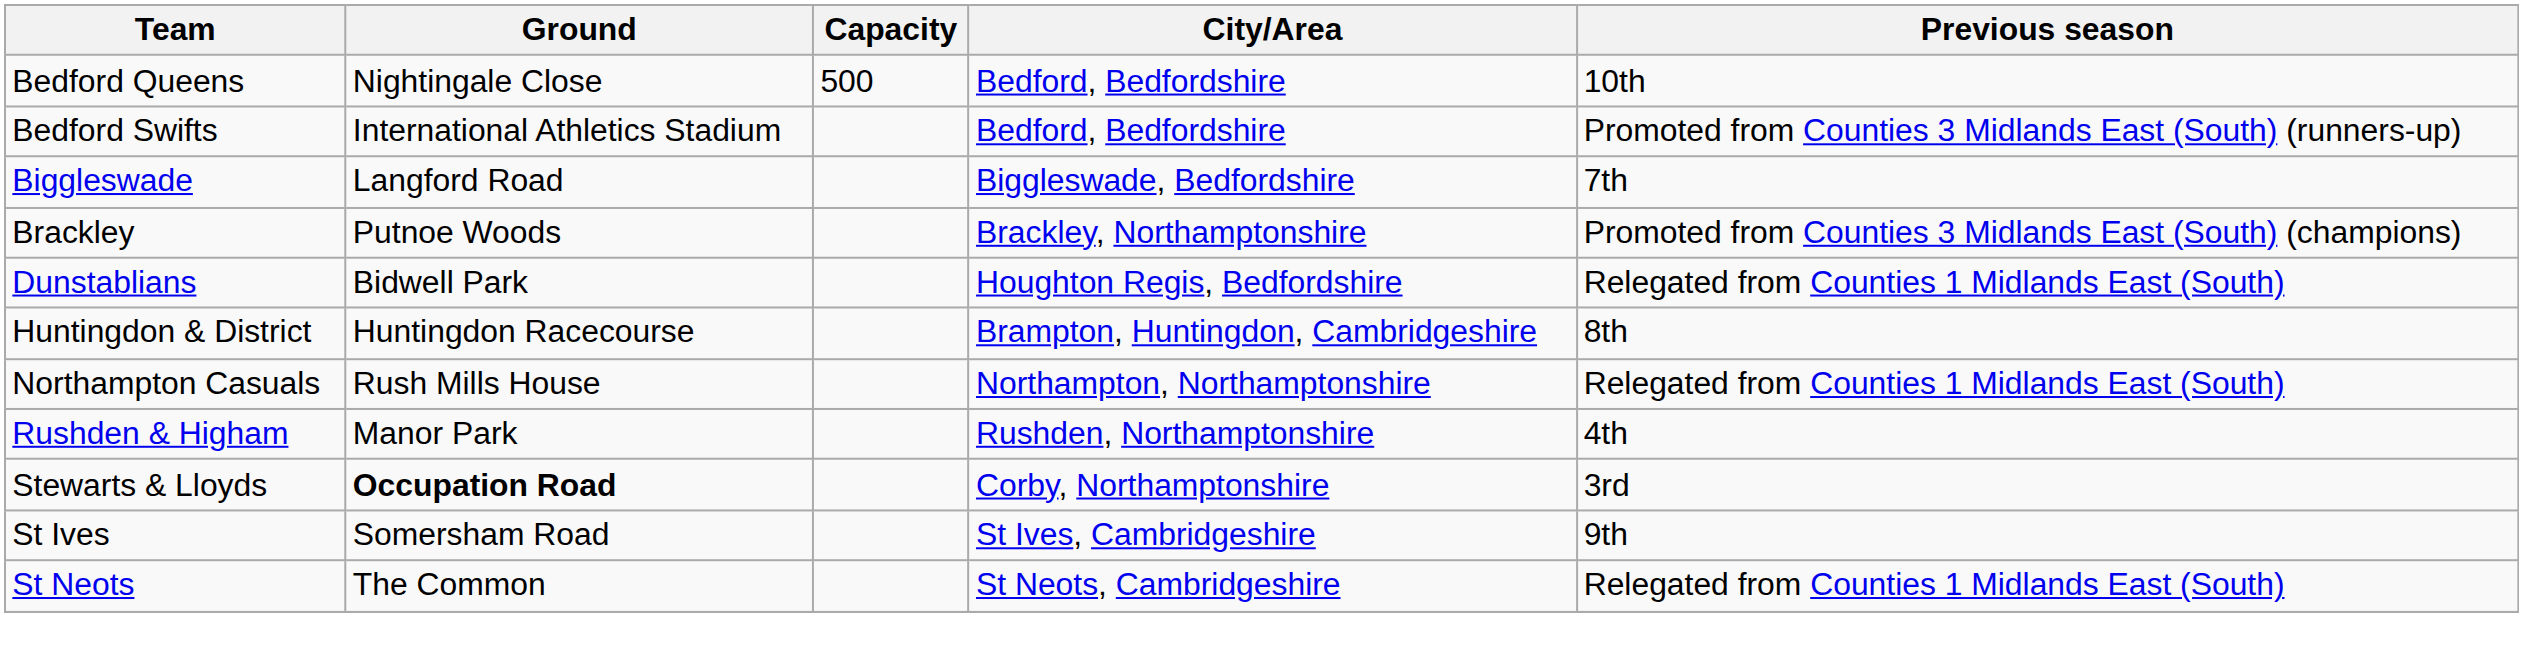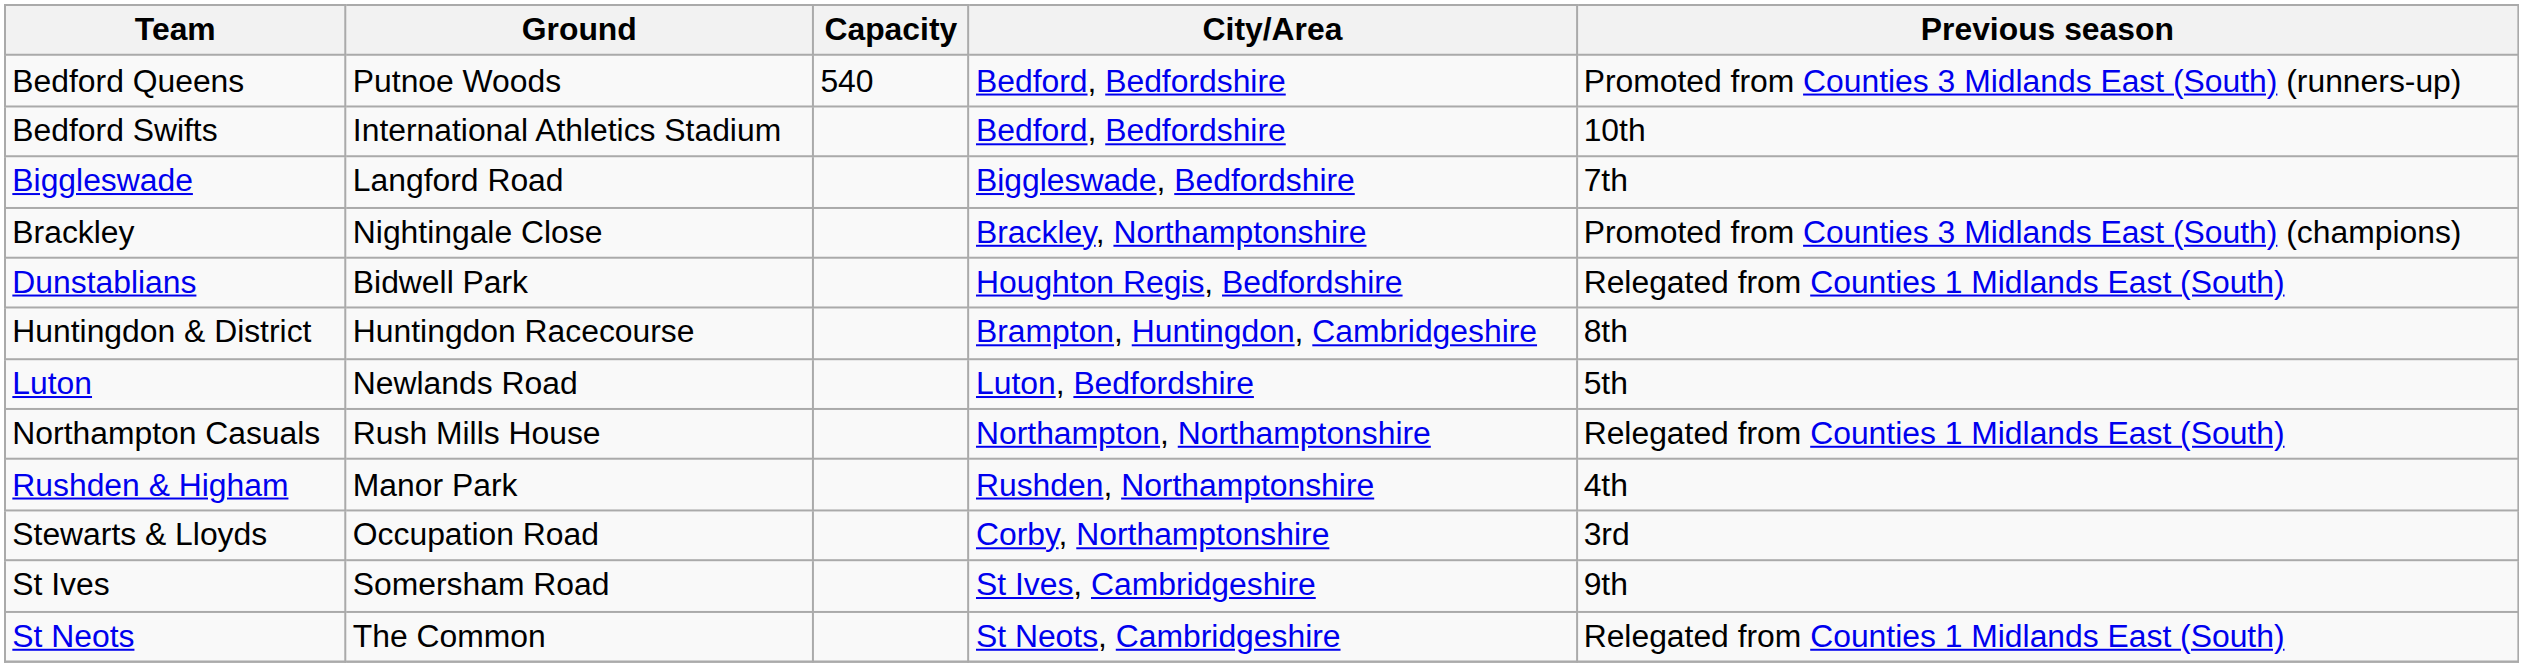(478, 80) Nightingale Close -> (457, 80) Putnoe Woods
(847, 80) 500 -> (847, 80) 540
(1615, 80) 10th -> (2023, 80) Promoted from Counties 3 Midlands East (South) (runners-up)
(2023, 130) Promoted from Counties 3 Midlands East (South) (runners-up) -> (1615, 130) 10th
(457, 231) Putnoe Woods -> (478, 231) Nightingale Close
+ row: (52, 383)
(485, 484) bold -> (476, 534) normal
